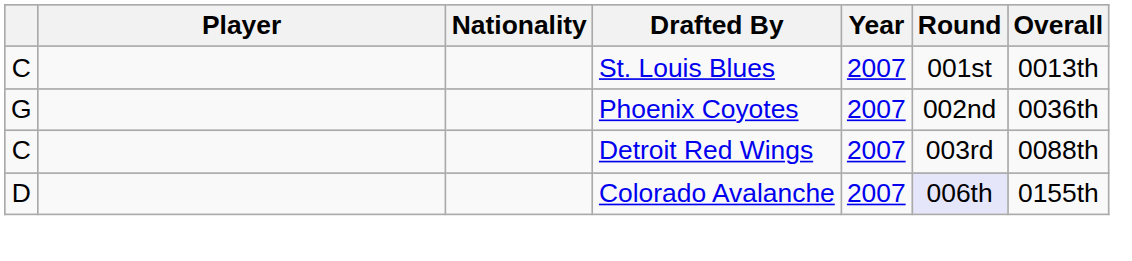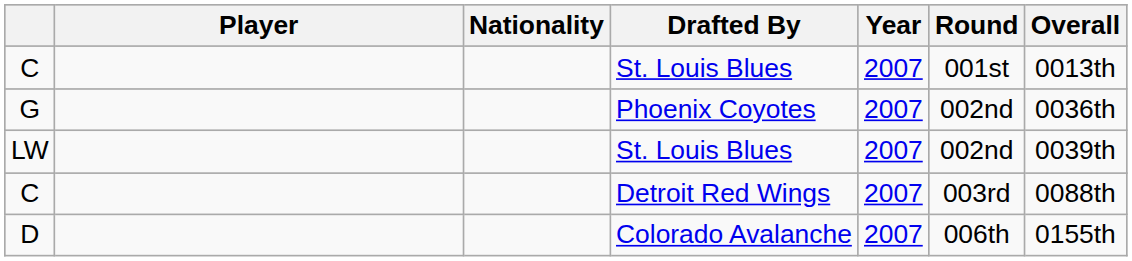+ row: (30, 151)
(960, 192) lavender background -> (977, 234) no background
